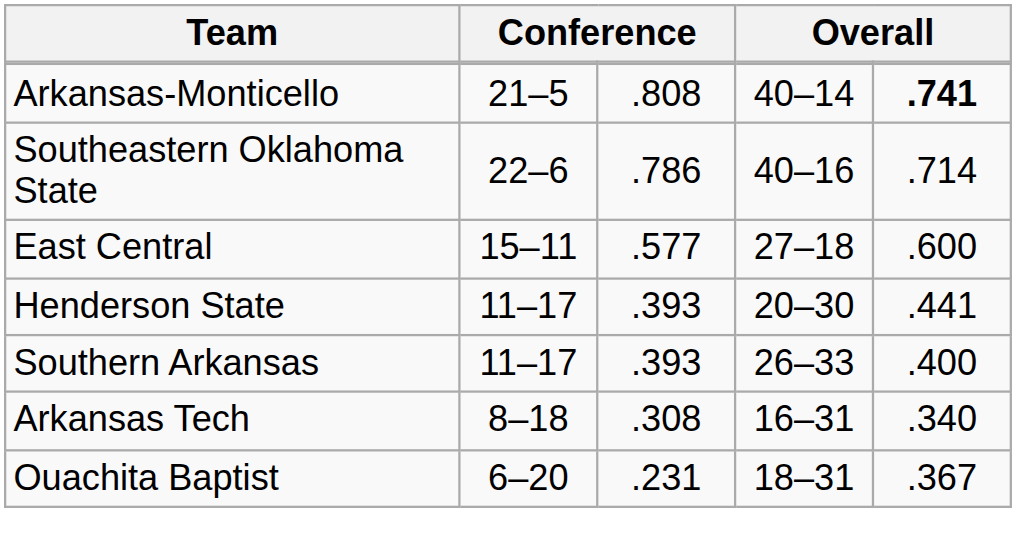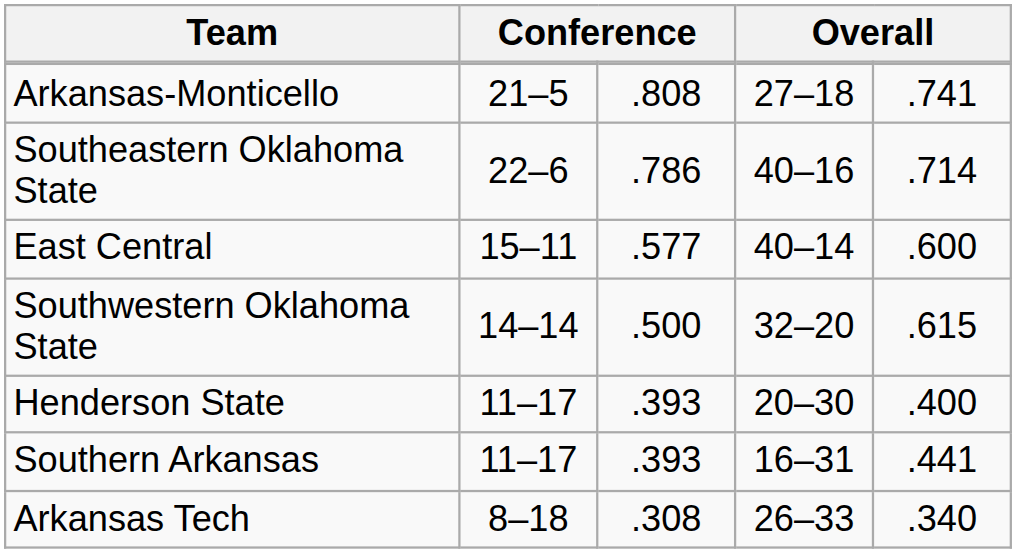(804, 92) 40–14 -> (804, 92) 27–18
(942, 92) bold -> (942, 92) normal
(804, 248) 27–18 -> (804, 248) 40–14
+ row: (211, 325)
(942, 305) .441 -> (942, 403) .400
(804, 362) 26–33 -> (804, 460) 16–31
(942, 362) .400 -> (942, 460) .441
(804, 420) 16–31 -> (804, 518) 26–33
- row: (146, 477)
